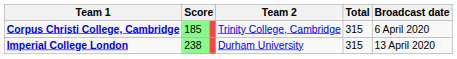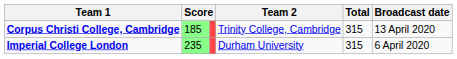(402, 29) 6 April 2020 -> (405, 29) 13 April 2020
(193, 45) 238 -> (193, 45) 235
(405, 45) 13 April 2020 -> (402, 45) 6 April 2020
